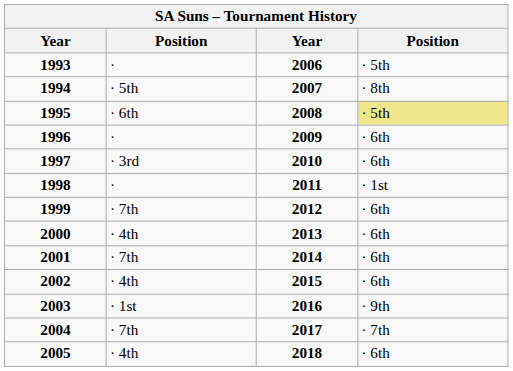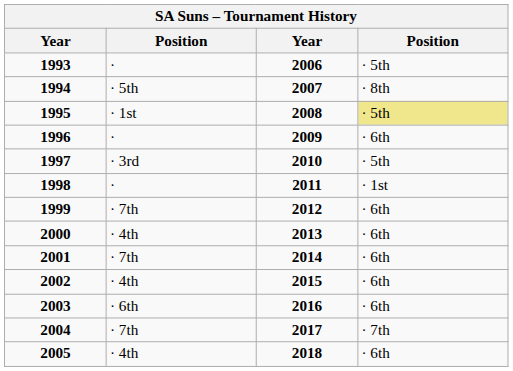(124, 112) · 6th -> (123, 112) · 1st
(376, 161) · 6th -> (376, 161) · 5th
(123, 305) · 1st -> (124, 305) · 6th
(376, 305) · 9th -> (376, 305) · 6th
